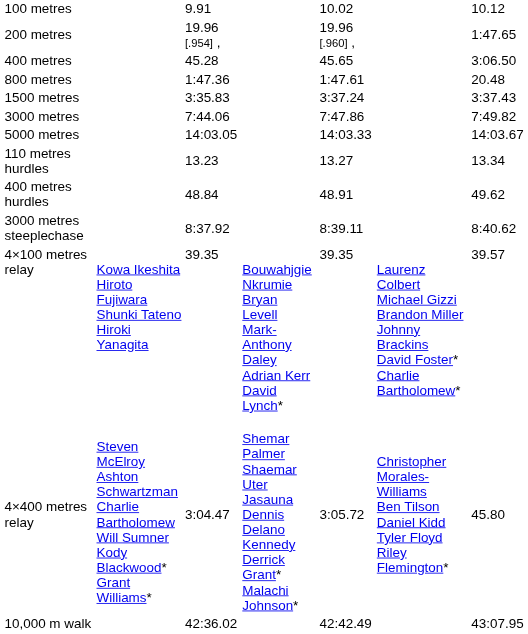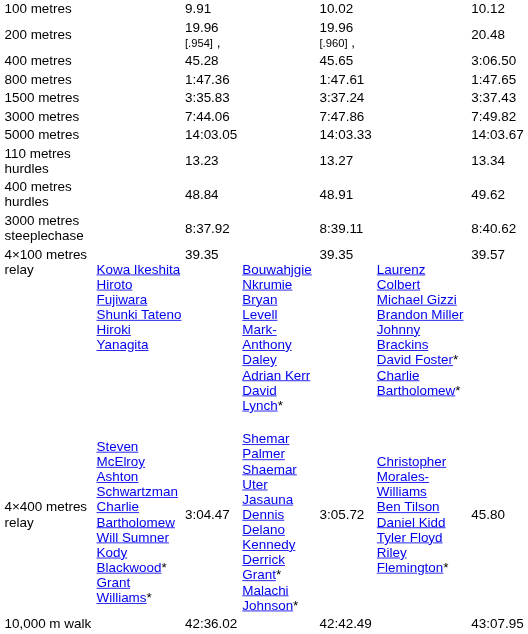(494, 35) 1:47.65 -> (488, 35) 20.48
(488, 79) 20.48 -> (494, 79) 1:47.65
